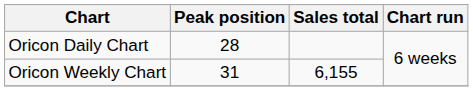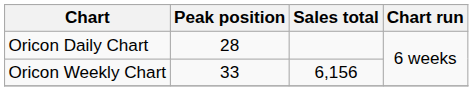(230, 72) 31 -> (230, 72) 33
(336, 72) 6,155 -> (336, 72) 6,156
